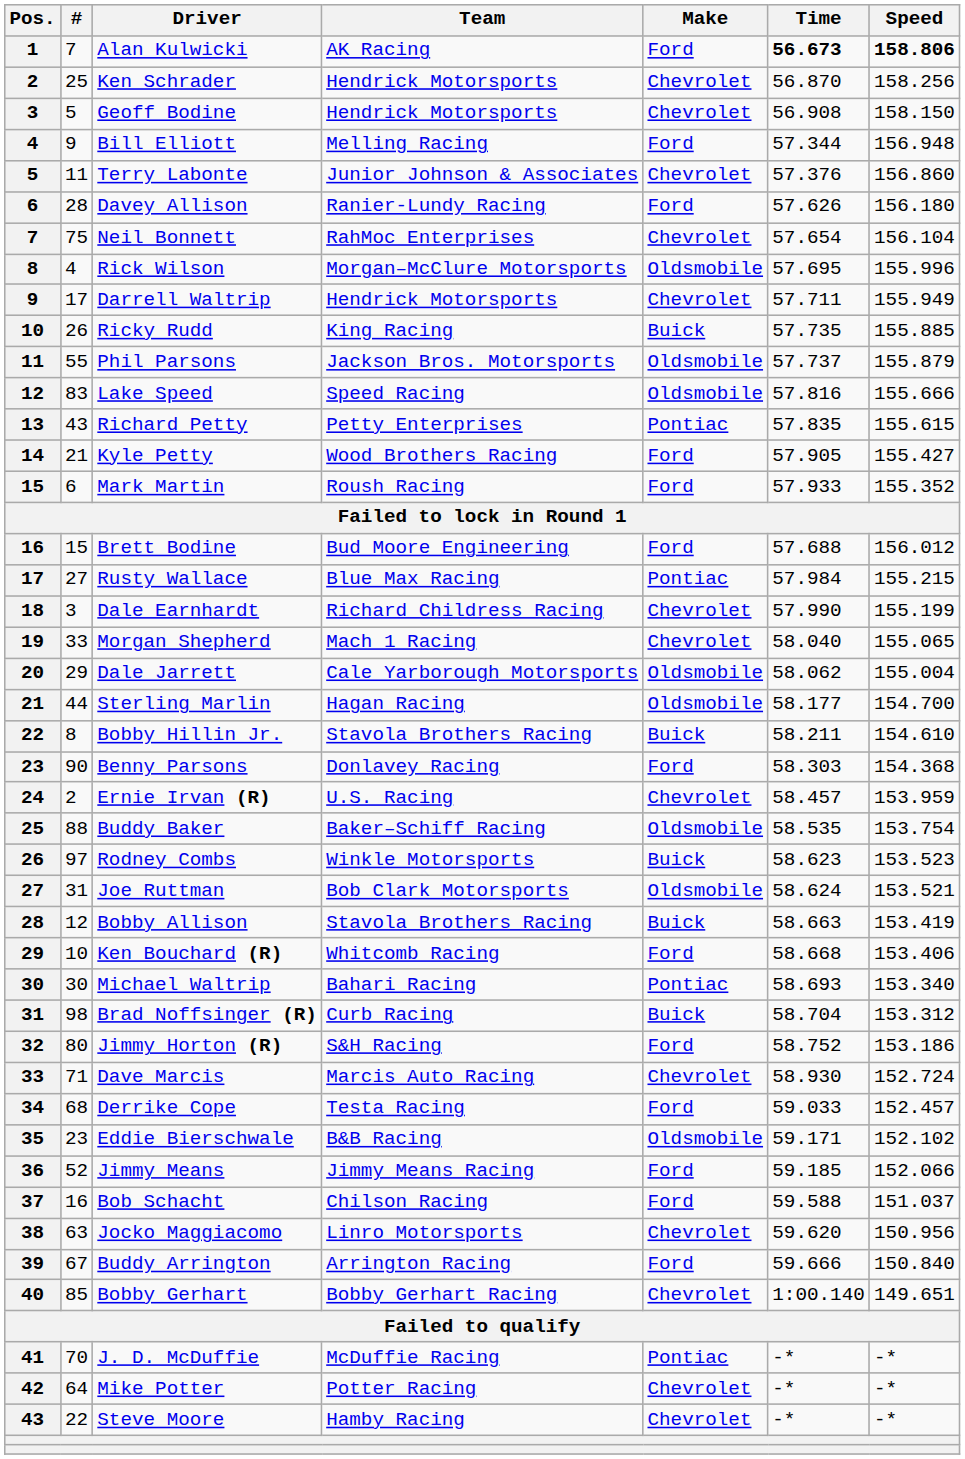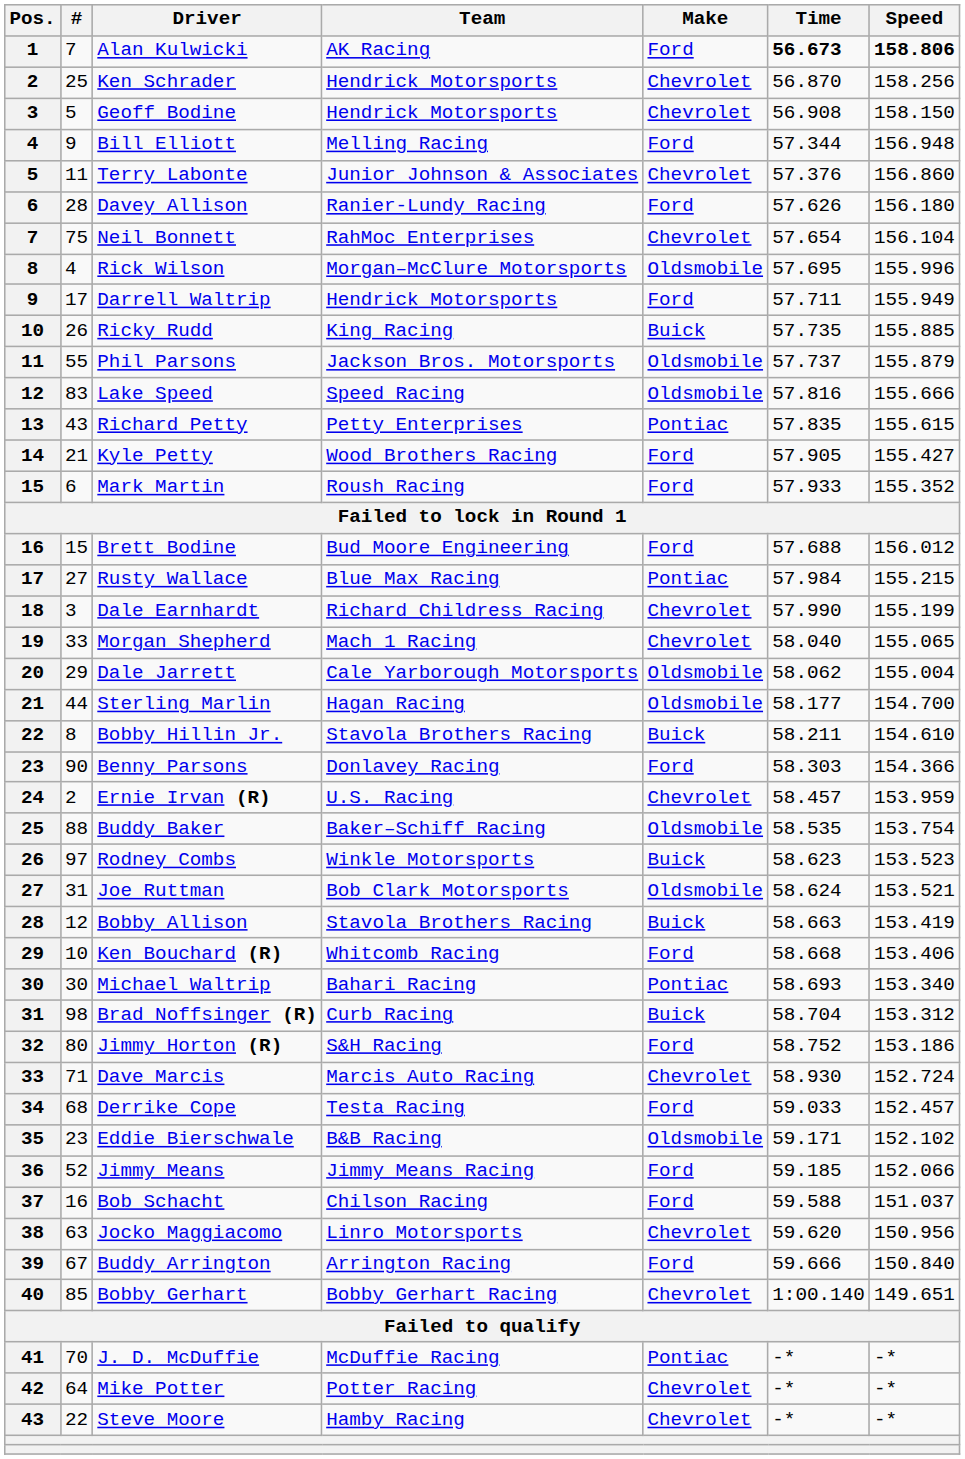(699, 301) Chevrolet -> (671, 301) Ford
(914, 767) 154.368 -> (914, 767) 154.366
